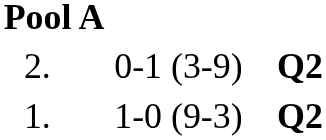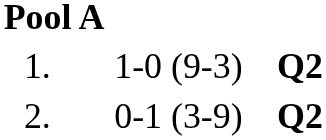rows swapped: (37, 115) <-> (37, 66)
